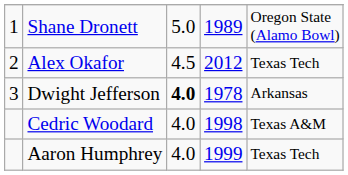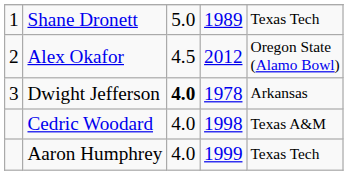(295, 26) Oregon State (Alamo Bowl) -> (285, 19) Texas Tech
(285, 63) Texas Tech -> (295, 56) Oregon State (Alamo Bowl)
